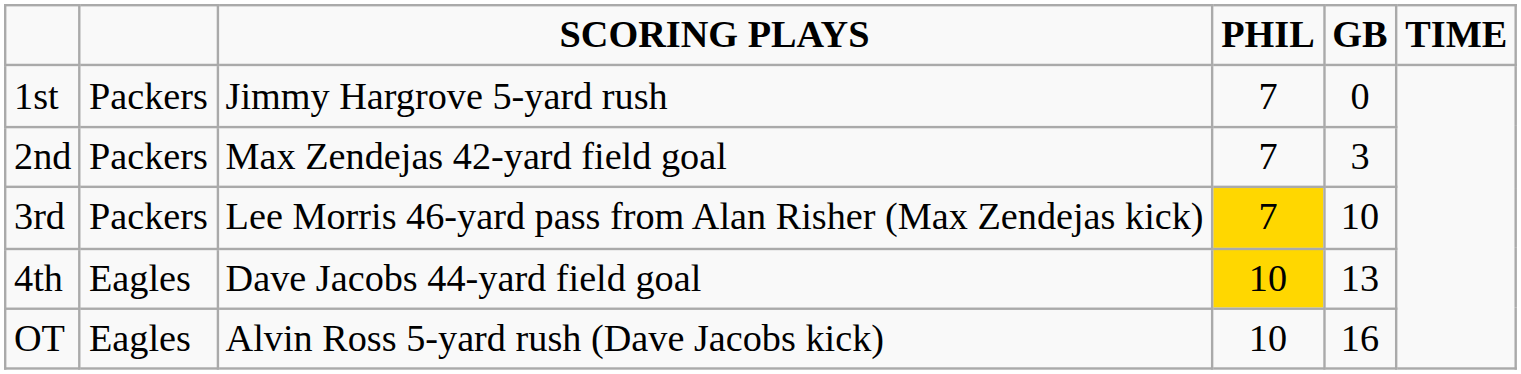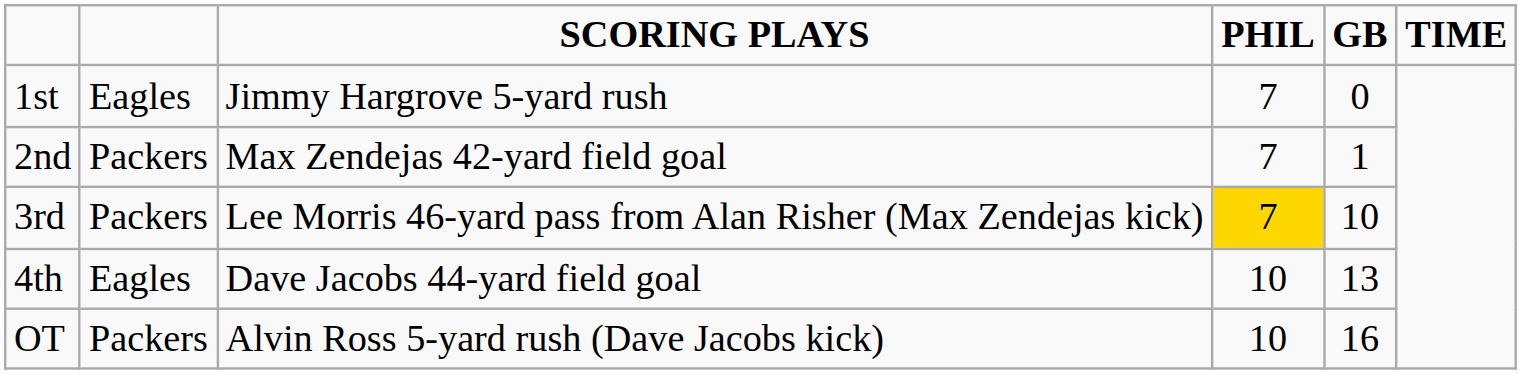(148, 95) Packers -> (140, 95) Eagles
(1360, 156) 3 -> (1360, 156) 1
(1268, 277) gold background -> (1268, 277) no background
(140, 338) Eagles -> (148, 338) Packers
